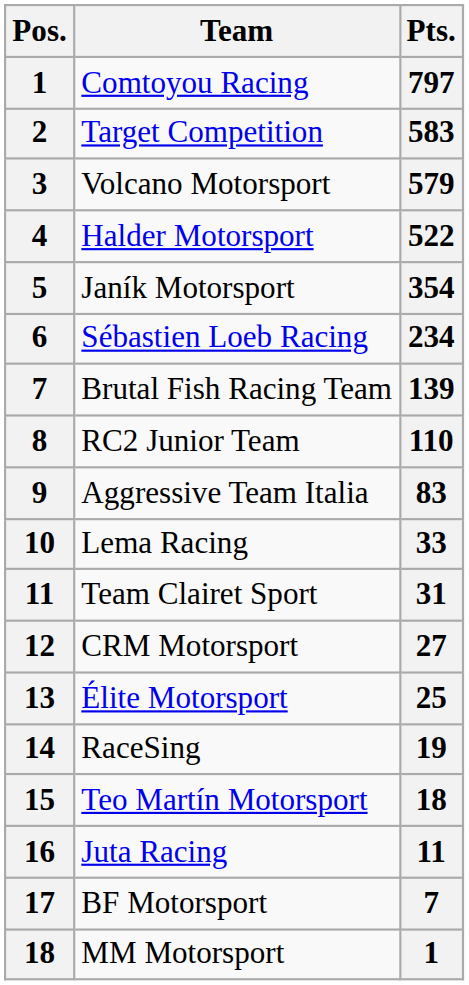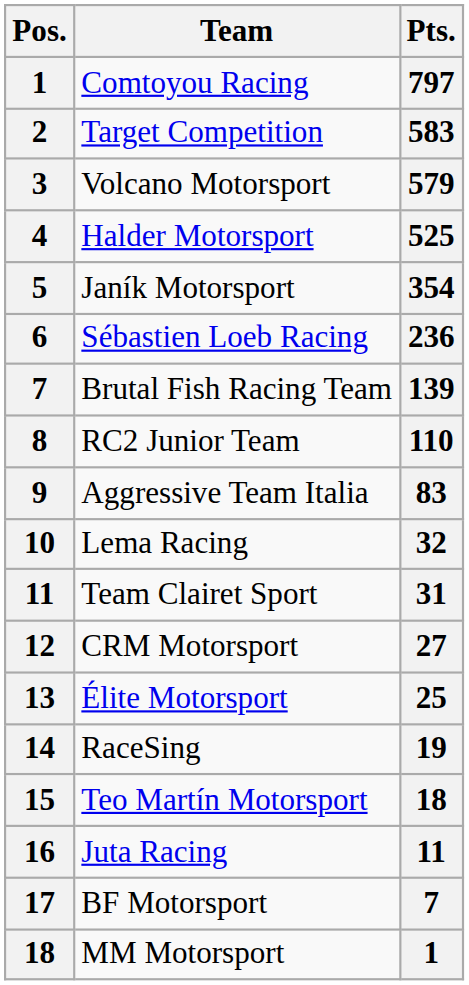(431, 235) 522 -> (431, 235) 525
(431, 338) 234 -> (431, 338) 236
(431, 543) 33 -> (431, 543) 32
